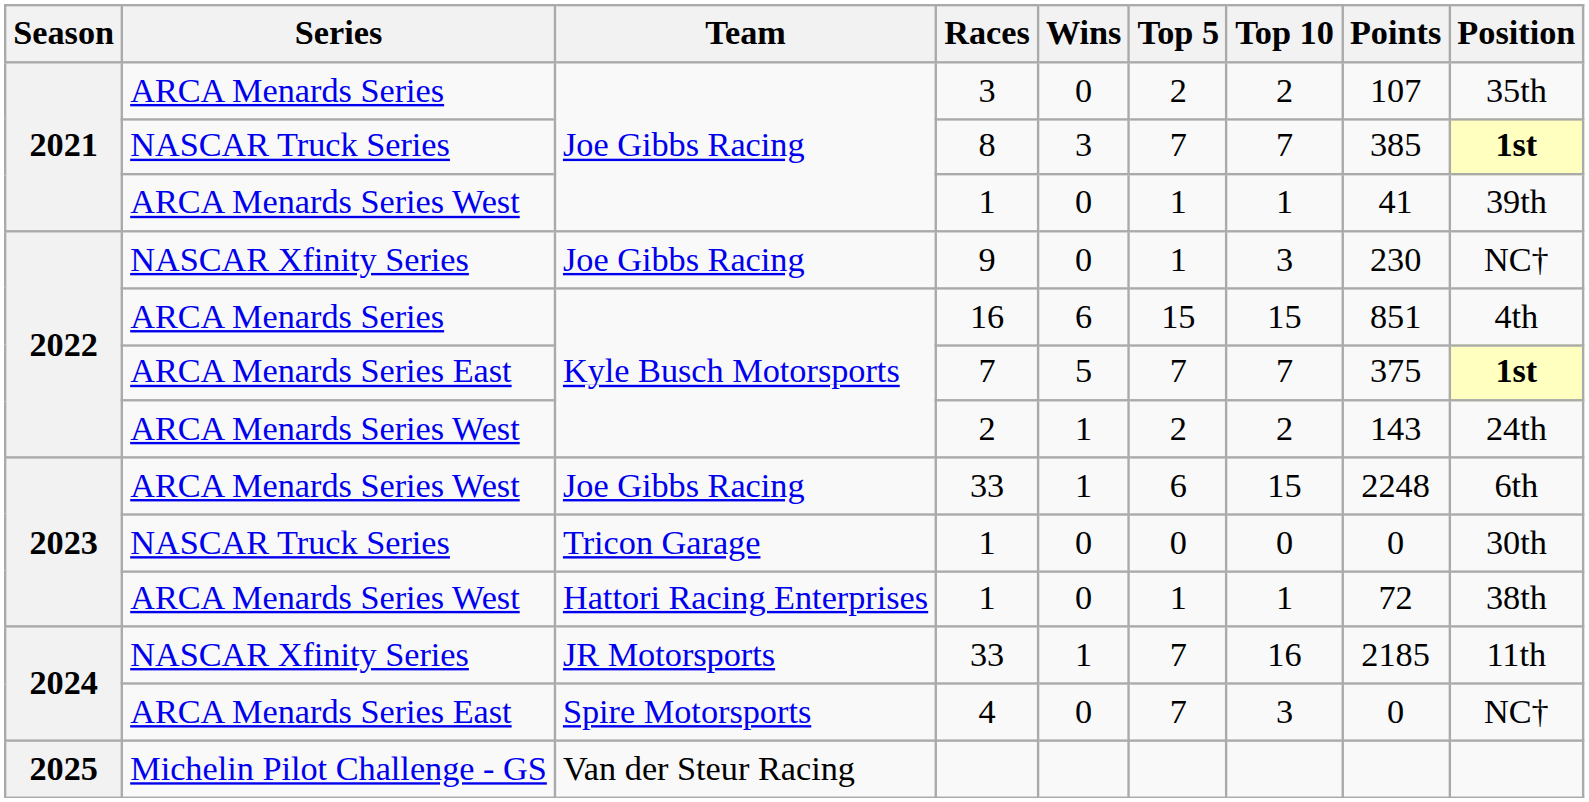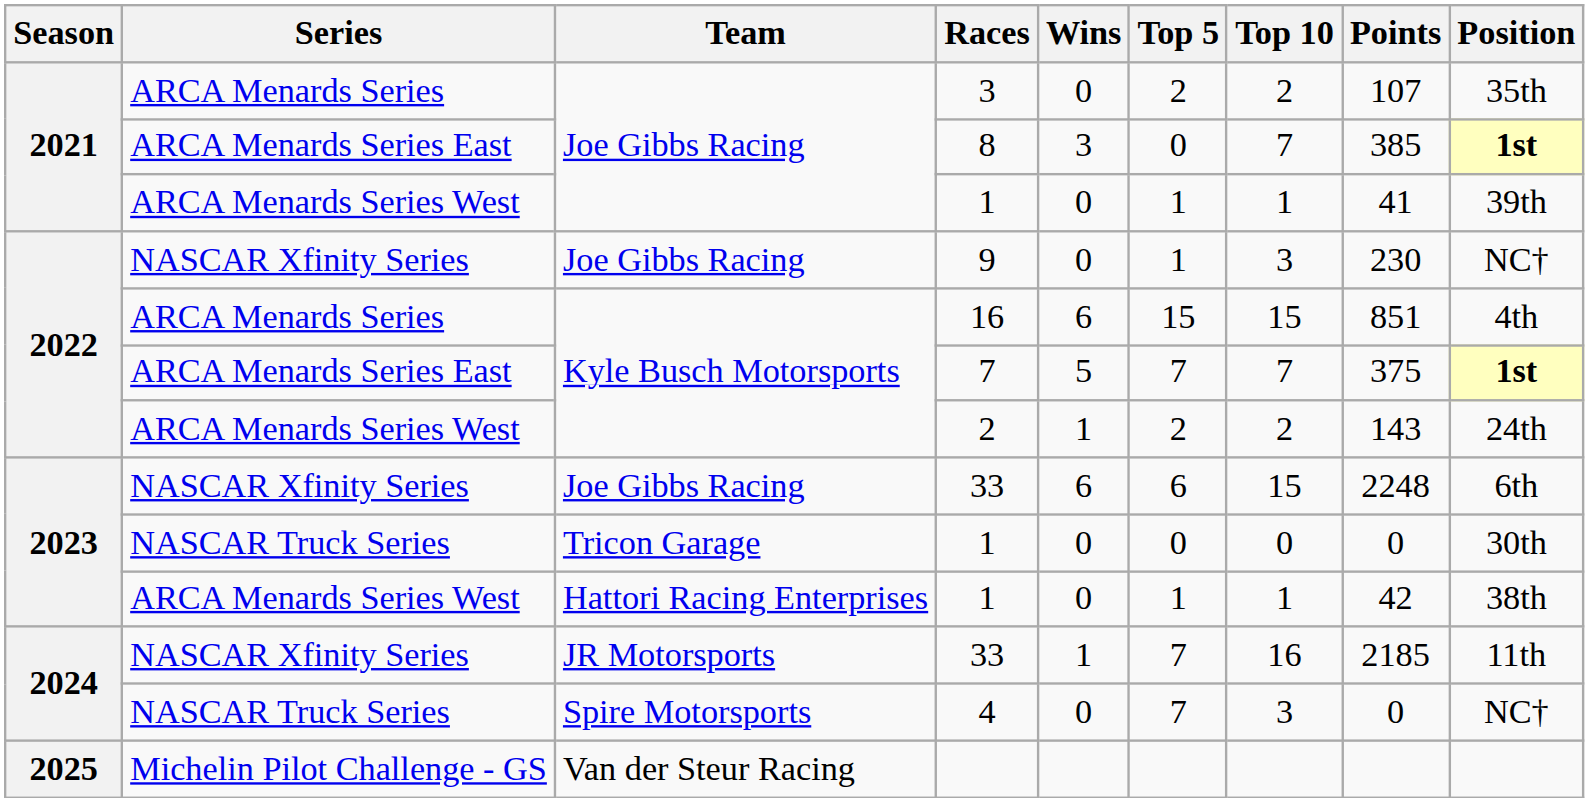(290, 146) NASCAR Truck Series -> (321, 146) ARCA Menards Series East
(1178, 146) 7 -> (1178, 146) 0
(325, 485) ARCA Menards Series West -> (300, 485) NASCAR Xfinity Series
(1084, 485) 1 -> (1084, 485) 6
(1396, 598) 72 -> (1396, 598) 42
(321, 711) ARCA Menards Series East -> (290, 711) NASCAR Truck Series
